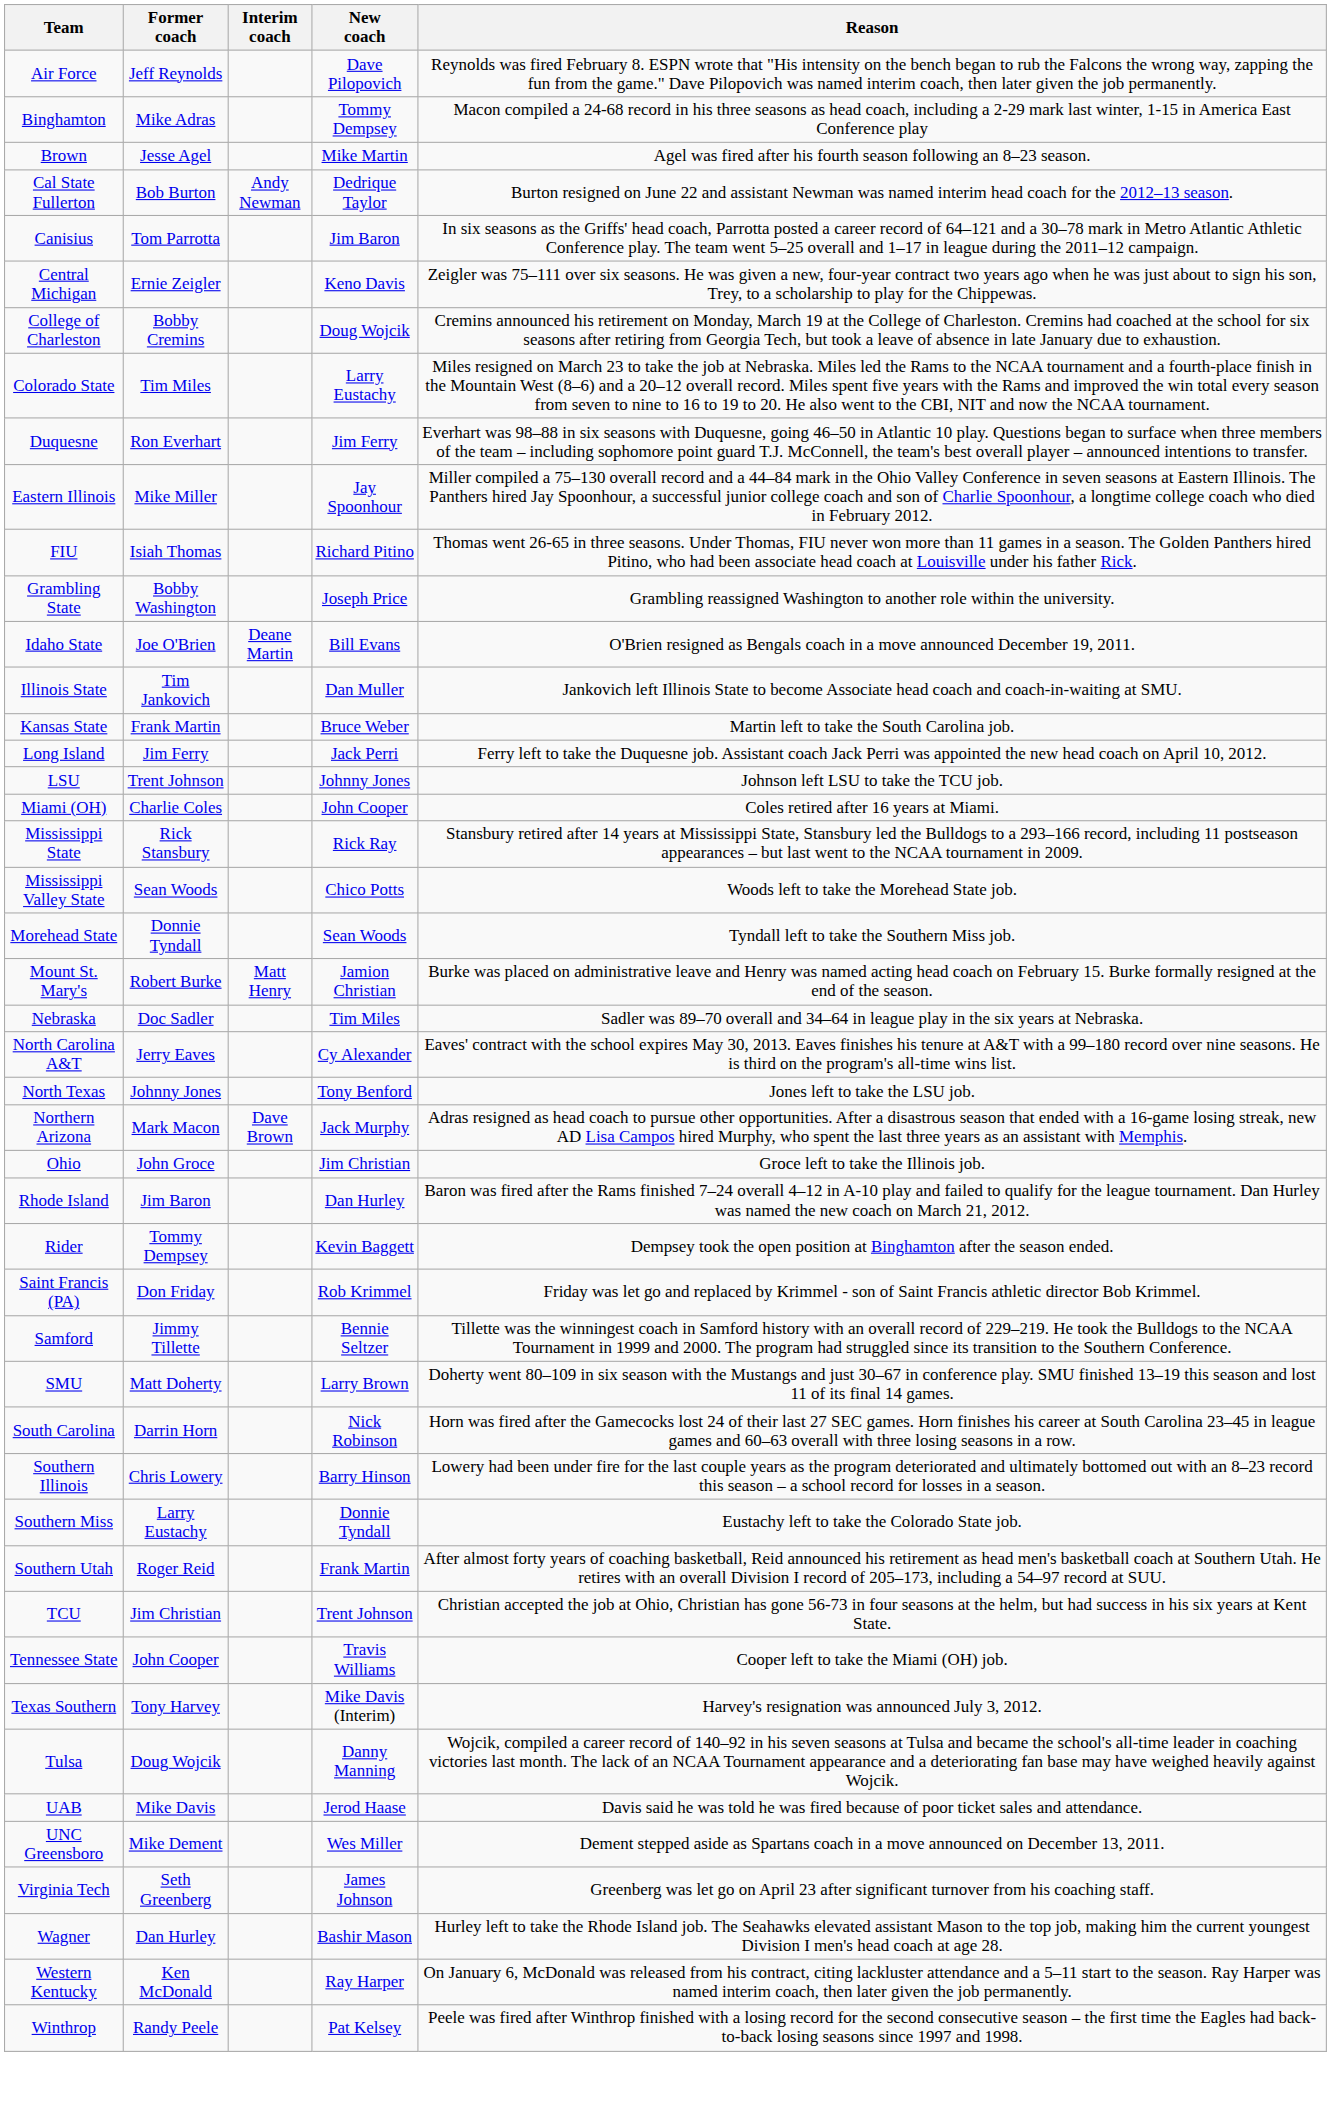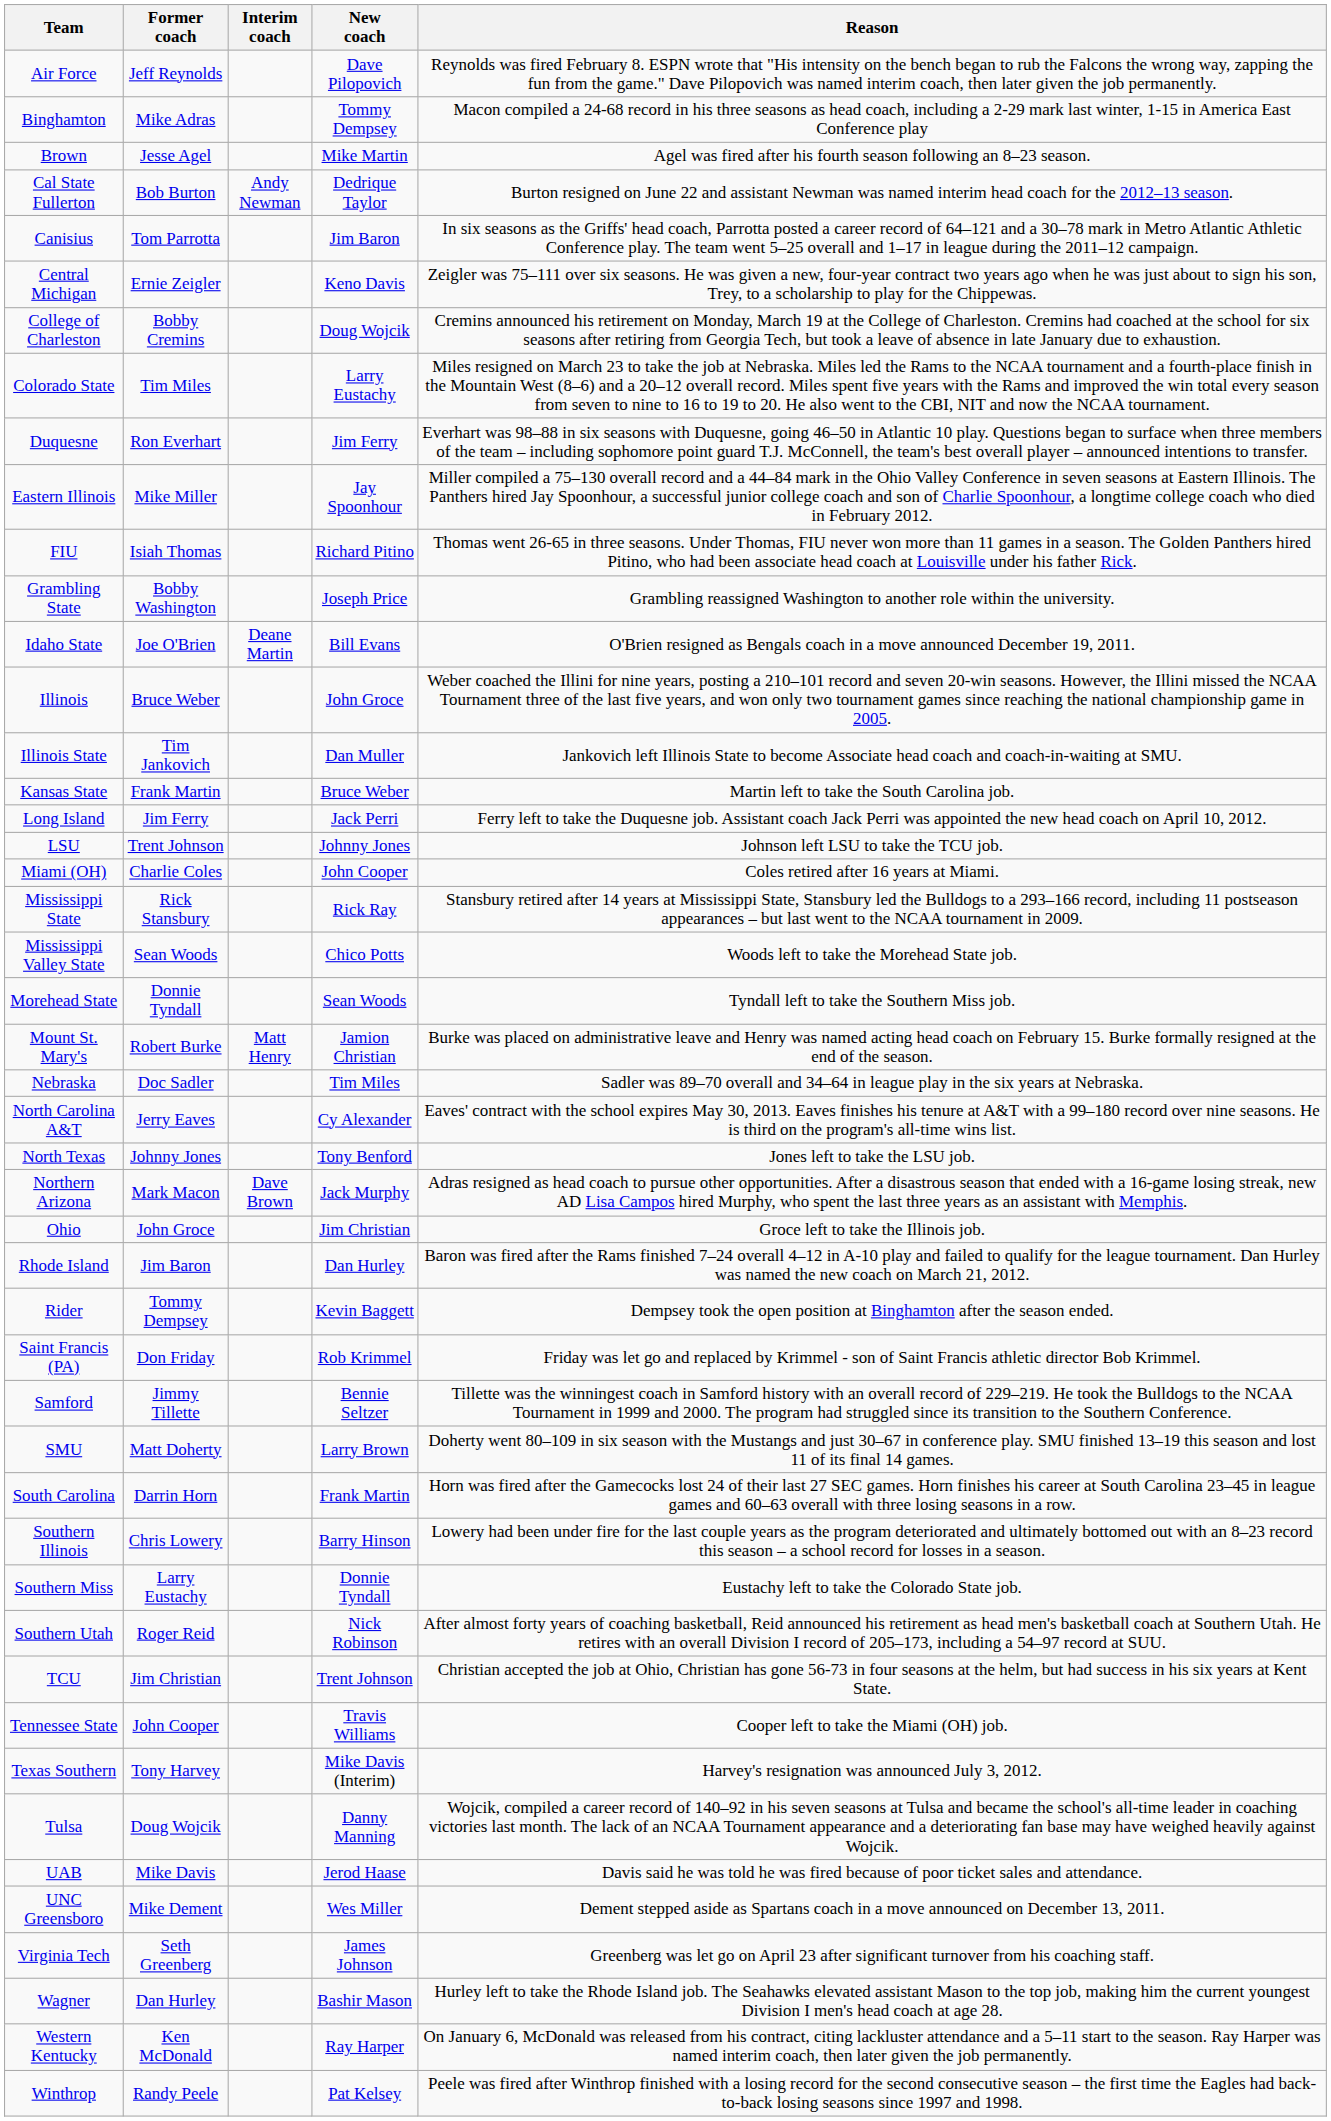+ row: (64, 699)
(365, 1430) Nick Robinson -> (365, 1495) Frank Martin
(365, 1568) Frank Martin -> (365, 1633) Nick Robinson
